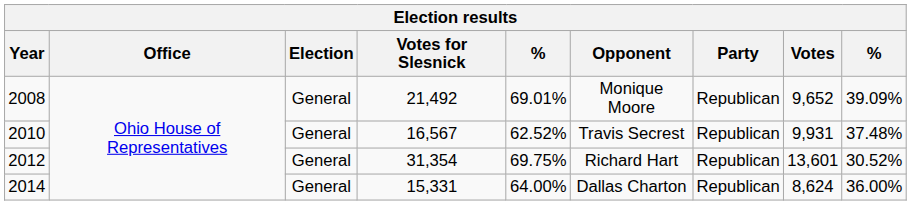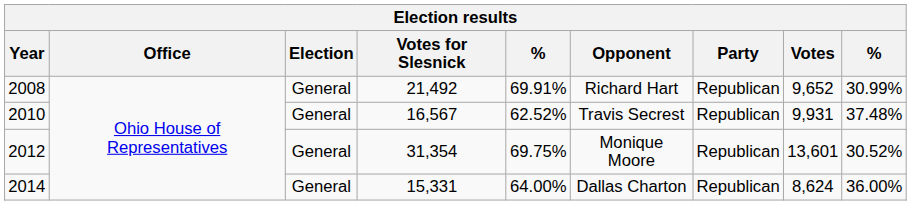(538, 98) 69.01% -> (538, 89) 69.91%
(631, 98) Monique Moore -> (631, 89) Richard Hart
(874, 98) 39.09% -> (874, 89) 30.99%
(631, 160) Richard Hart -> (631, 151) Monique Moore
